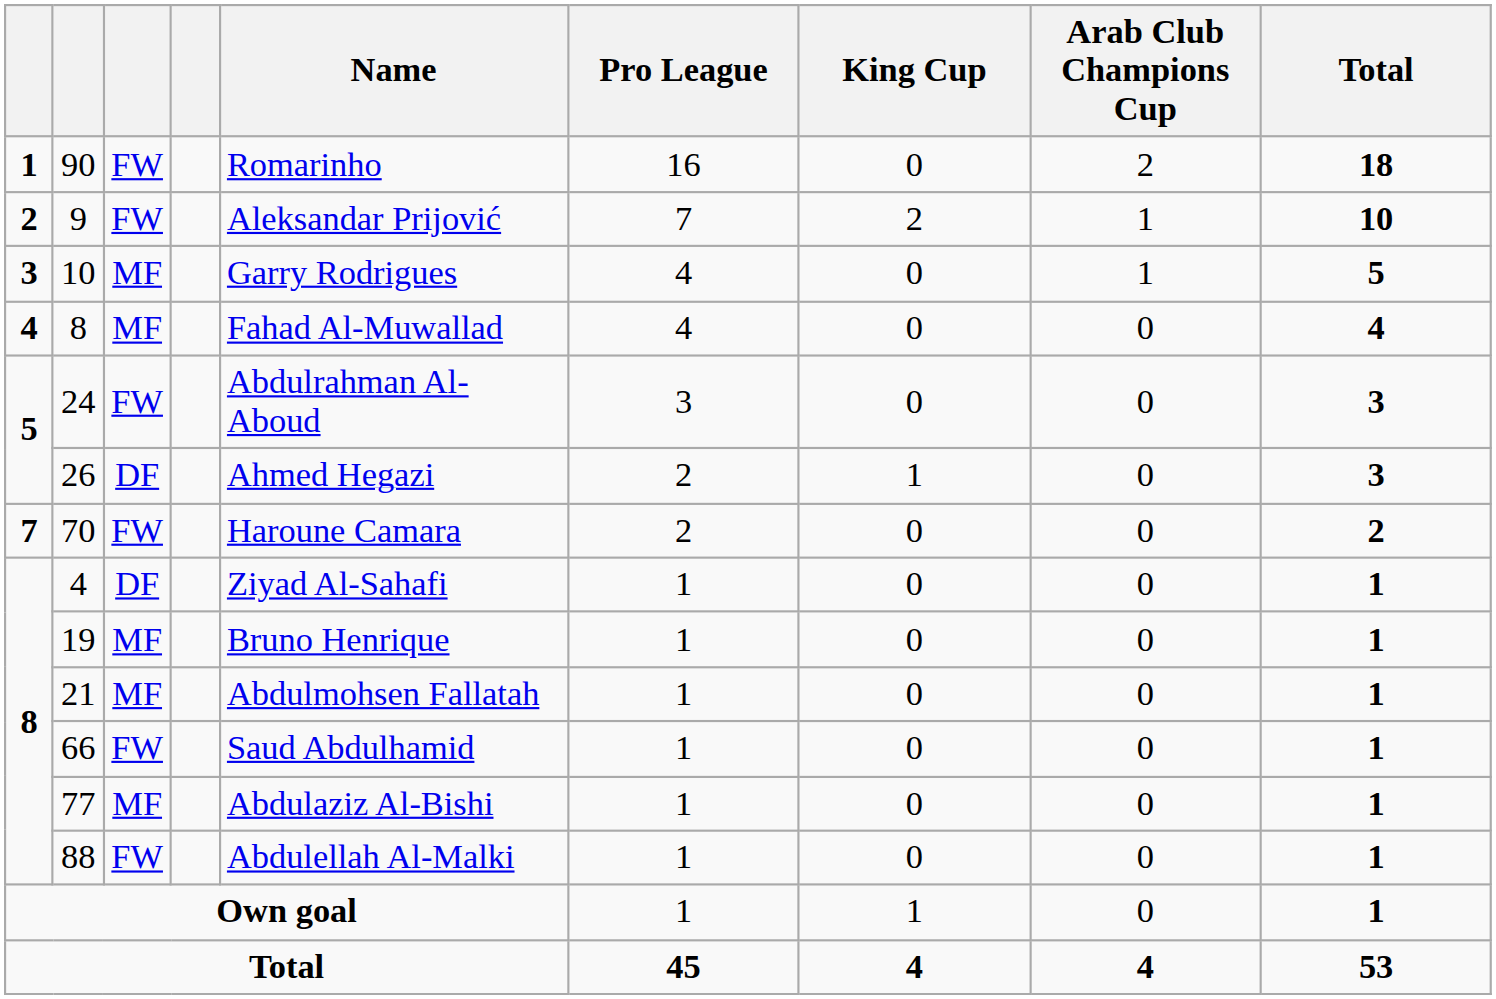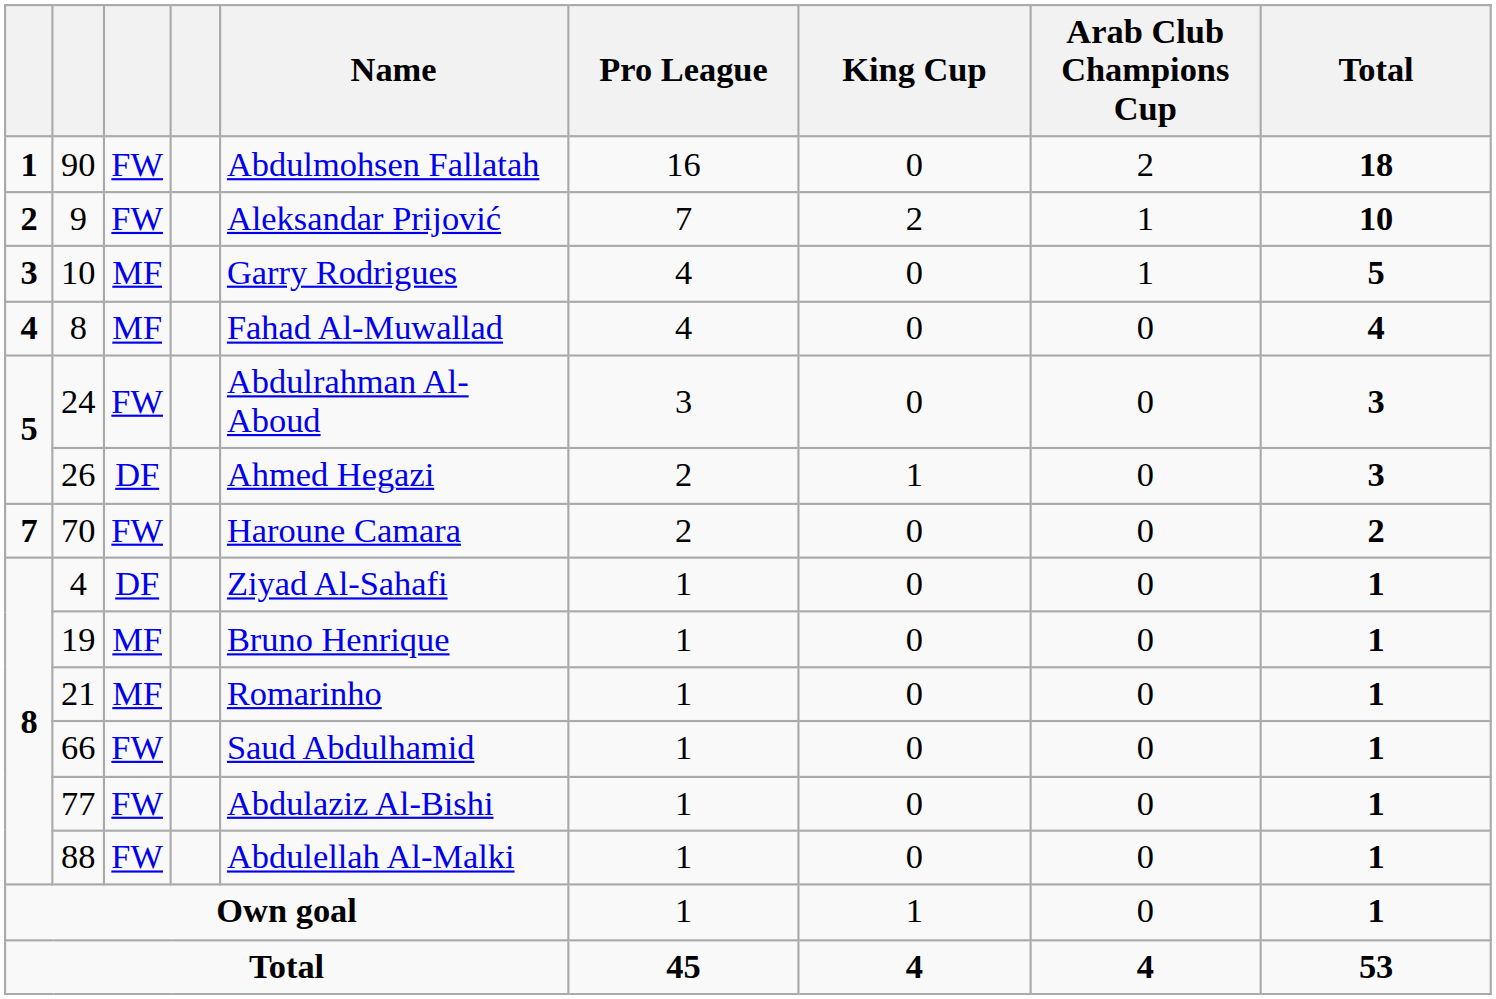(304, 163) Romarinho -> (383, 163) Abdulmohsen Fallatah
(383, 693) Abdulmohsen Fallatah -> (304, 693) Romarinho
(137, 802) MF -> (137, 802) FW
